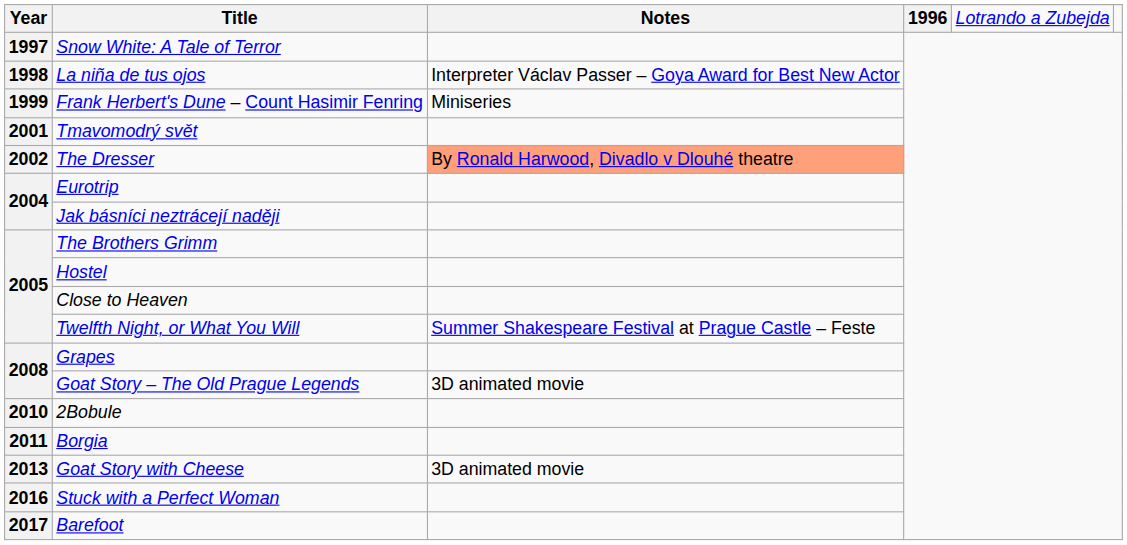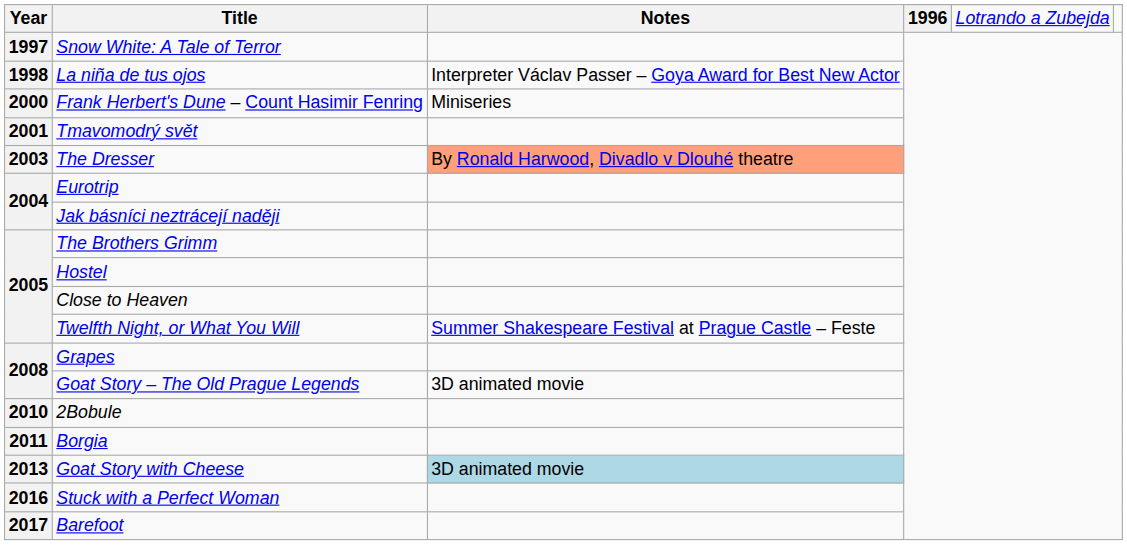(28, 103) 1999 -> (28, 103) 2000
(28, 159) 2002 -> (28, 159) 2003
(508, 469) no background -> (508, 469) lightblue background
